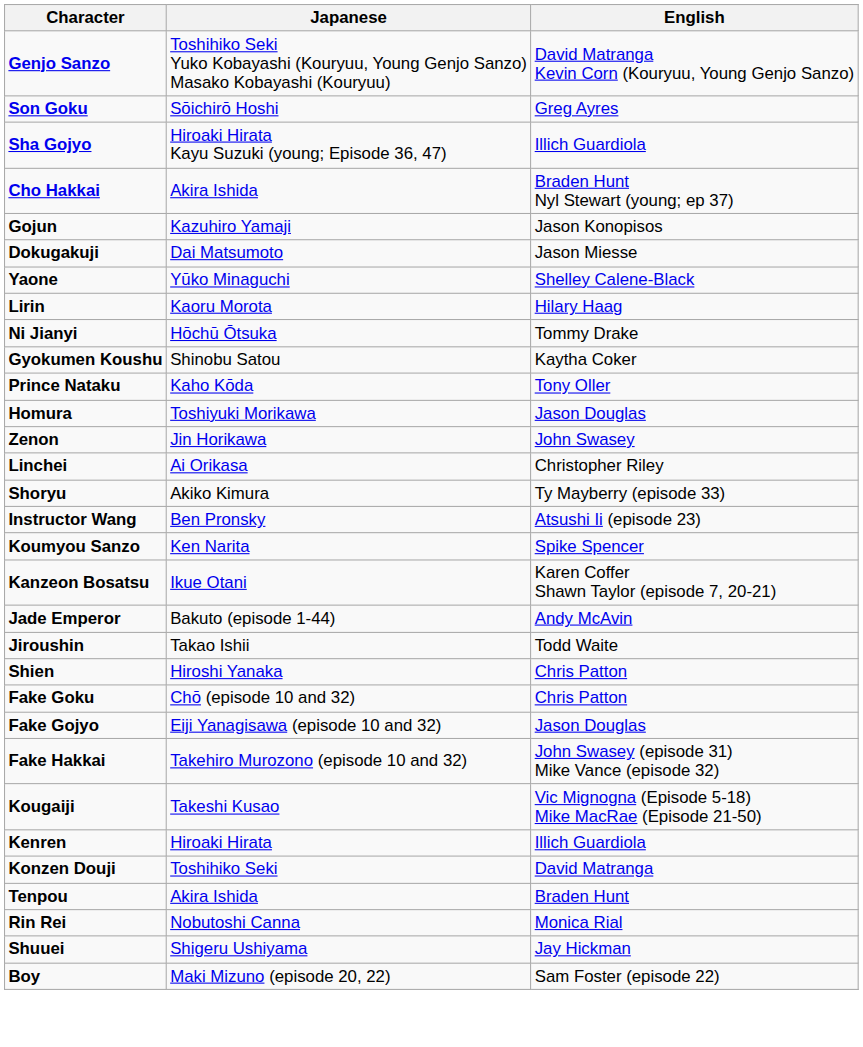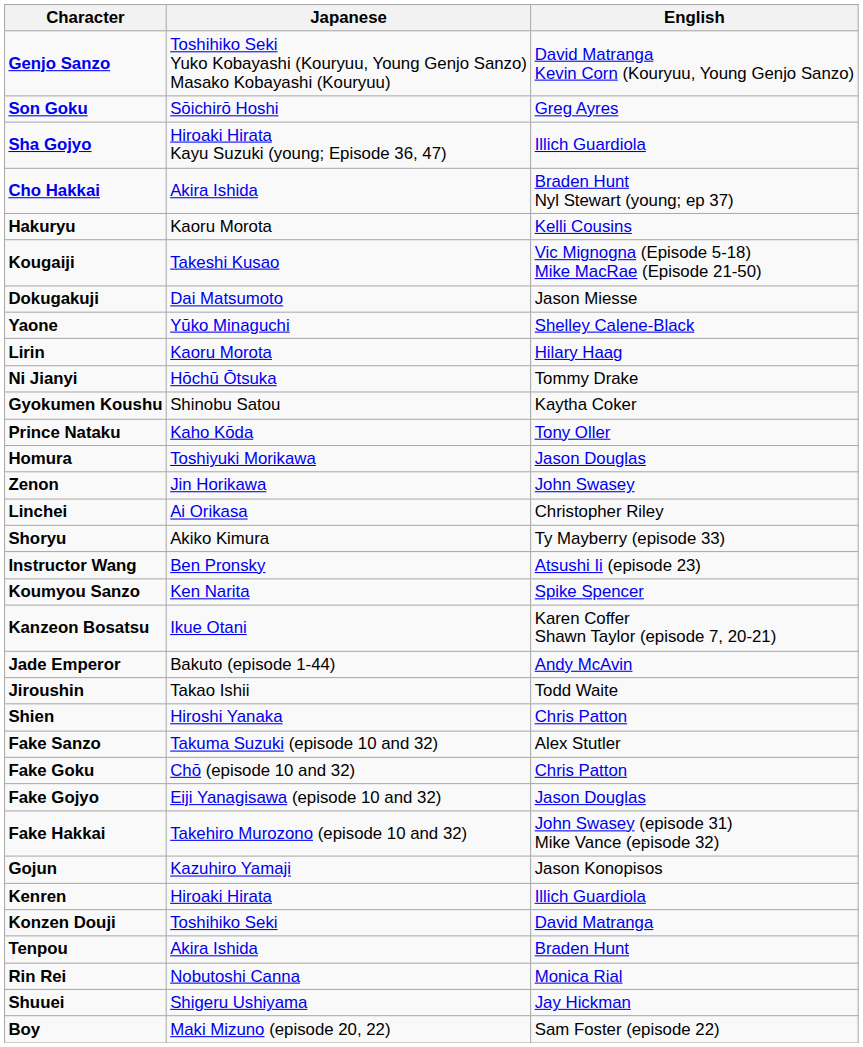+ row: (42, 226)
rows swapped: (42, 806) <-> (33, 226)
+ row: (55, 744)
